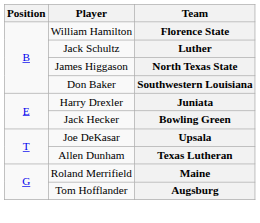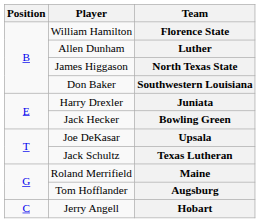(91, 48) Jack Schultz -> (91, 48) Allen Dunham
(91, 155) Allen Dunham -> (91, 155) Jack Schultz
+ row: (195, 208)
